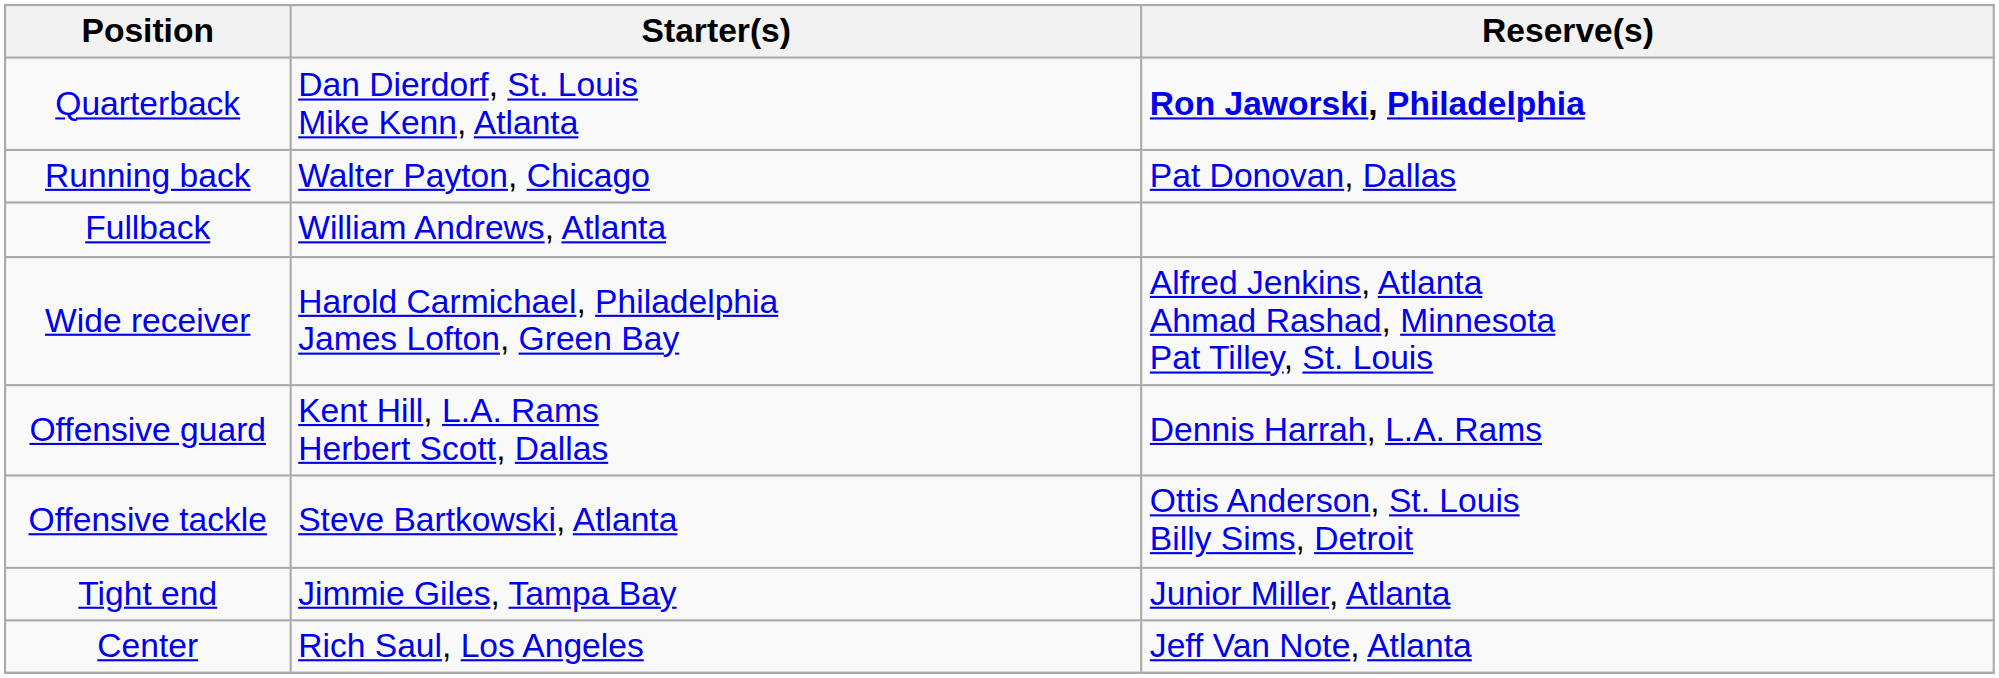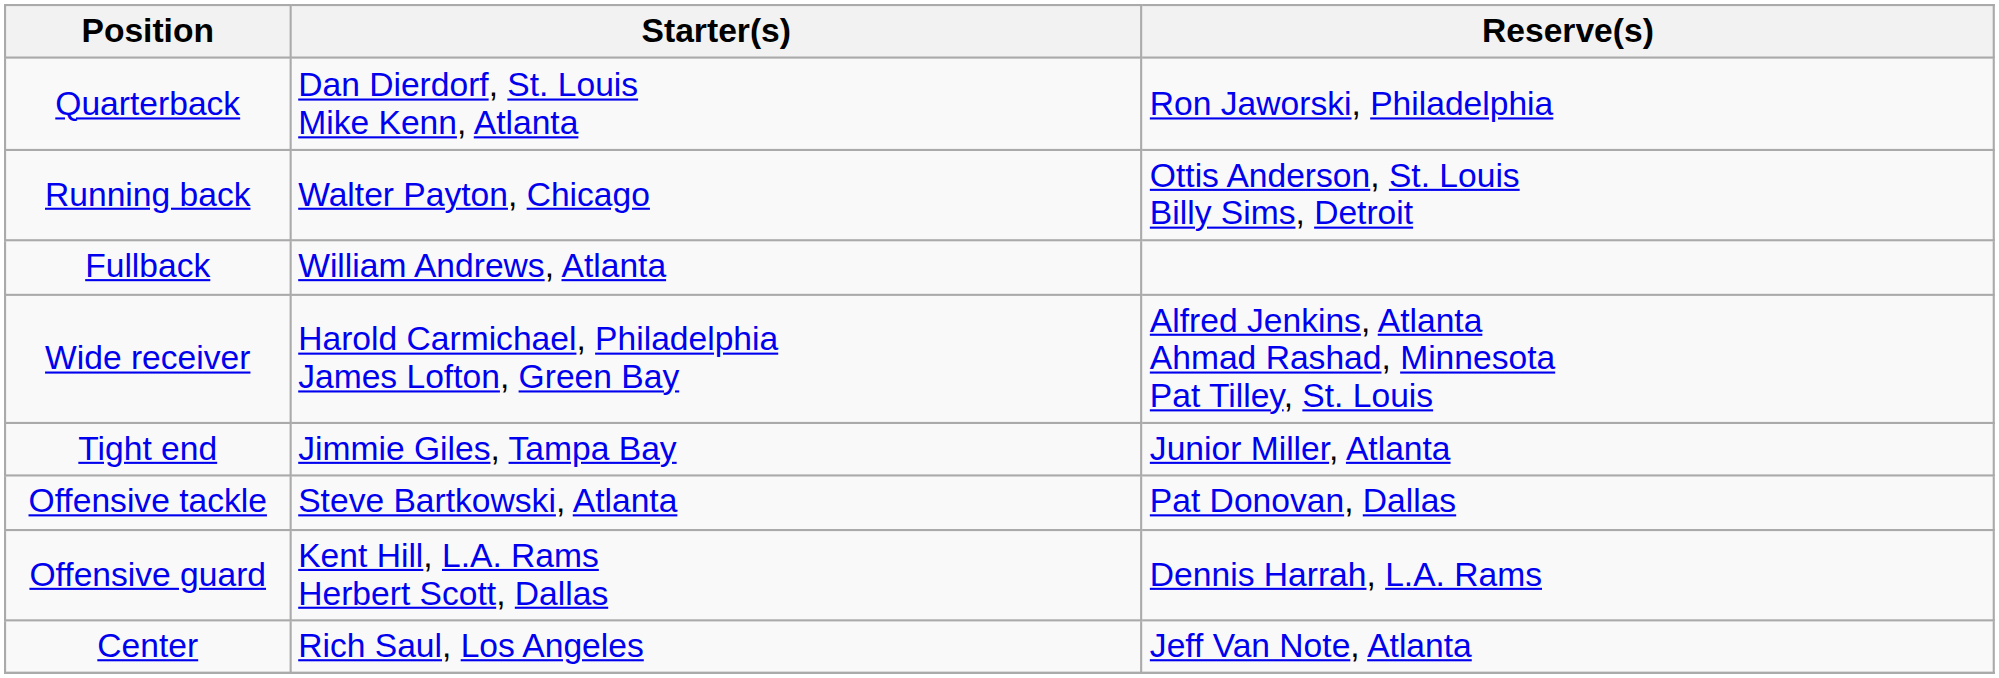(1367, 103) bold -> (1352, 103) normal
(1303, 175) Pat Donovan, Dallas -> (1335, 194) Ottis Anderson, St. Louis Billy Sims, Detroit
rows swapped: (148, 593) <-> (148, 429)
(1335, 520) Ottis Anderson, St. Louis Billy Sims, Detroit -> (1303, 502) Pat Donovan, Dallas
